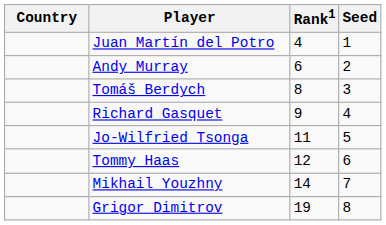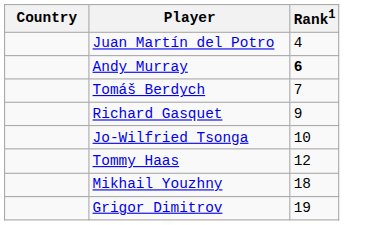- column: (360, 18)
(298, 67) normal -> (298, 67) bold
(298, 91) 8 -> (298, 91) 7
(302, 138) 11 -> (302, 138) 10
(302, 185) 14 -> (302, 185) 18
